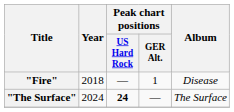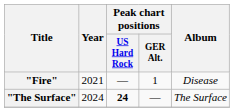(93, 80) 2018 -> (93, 80) 2021
